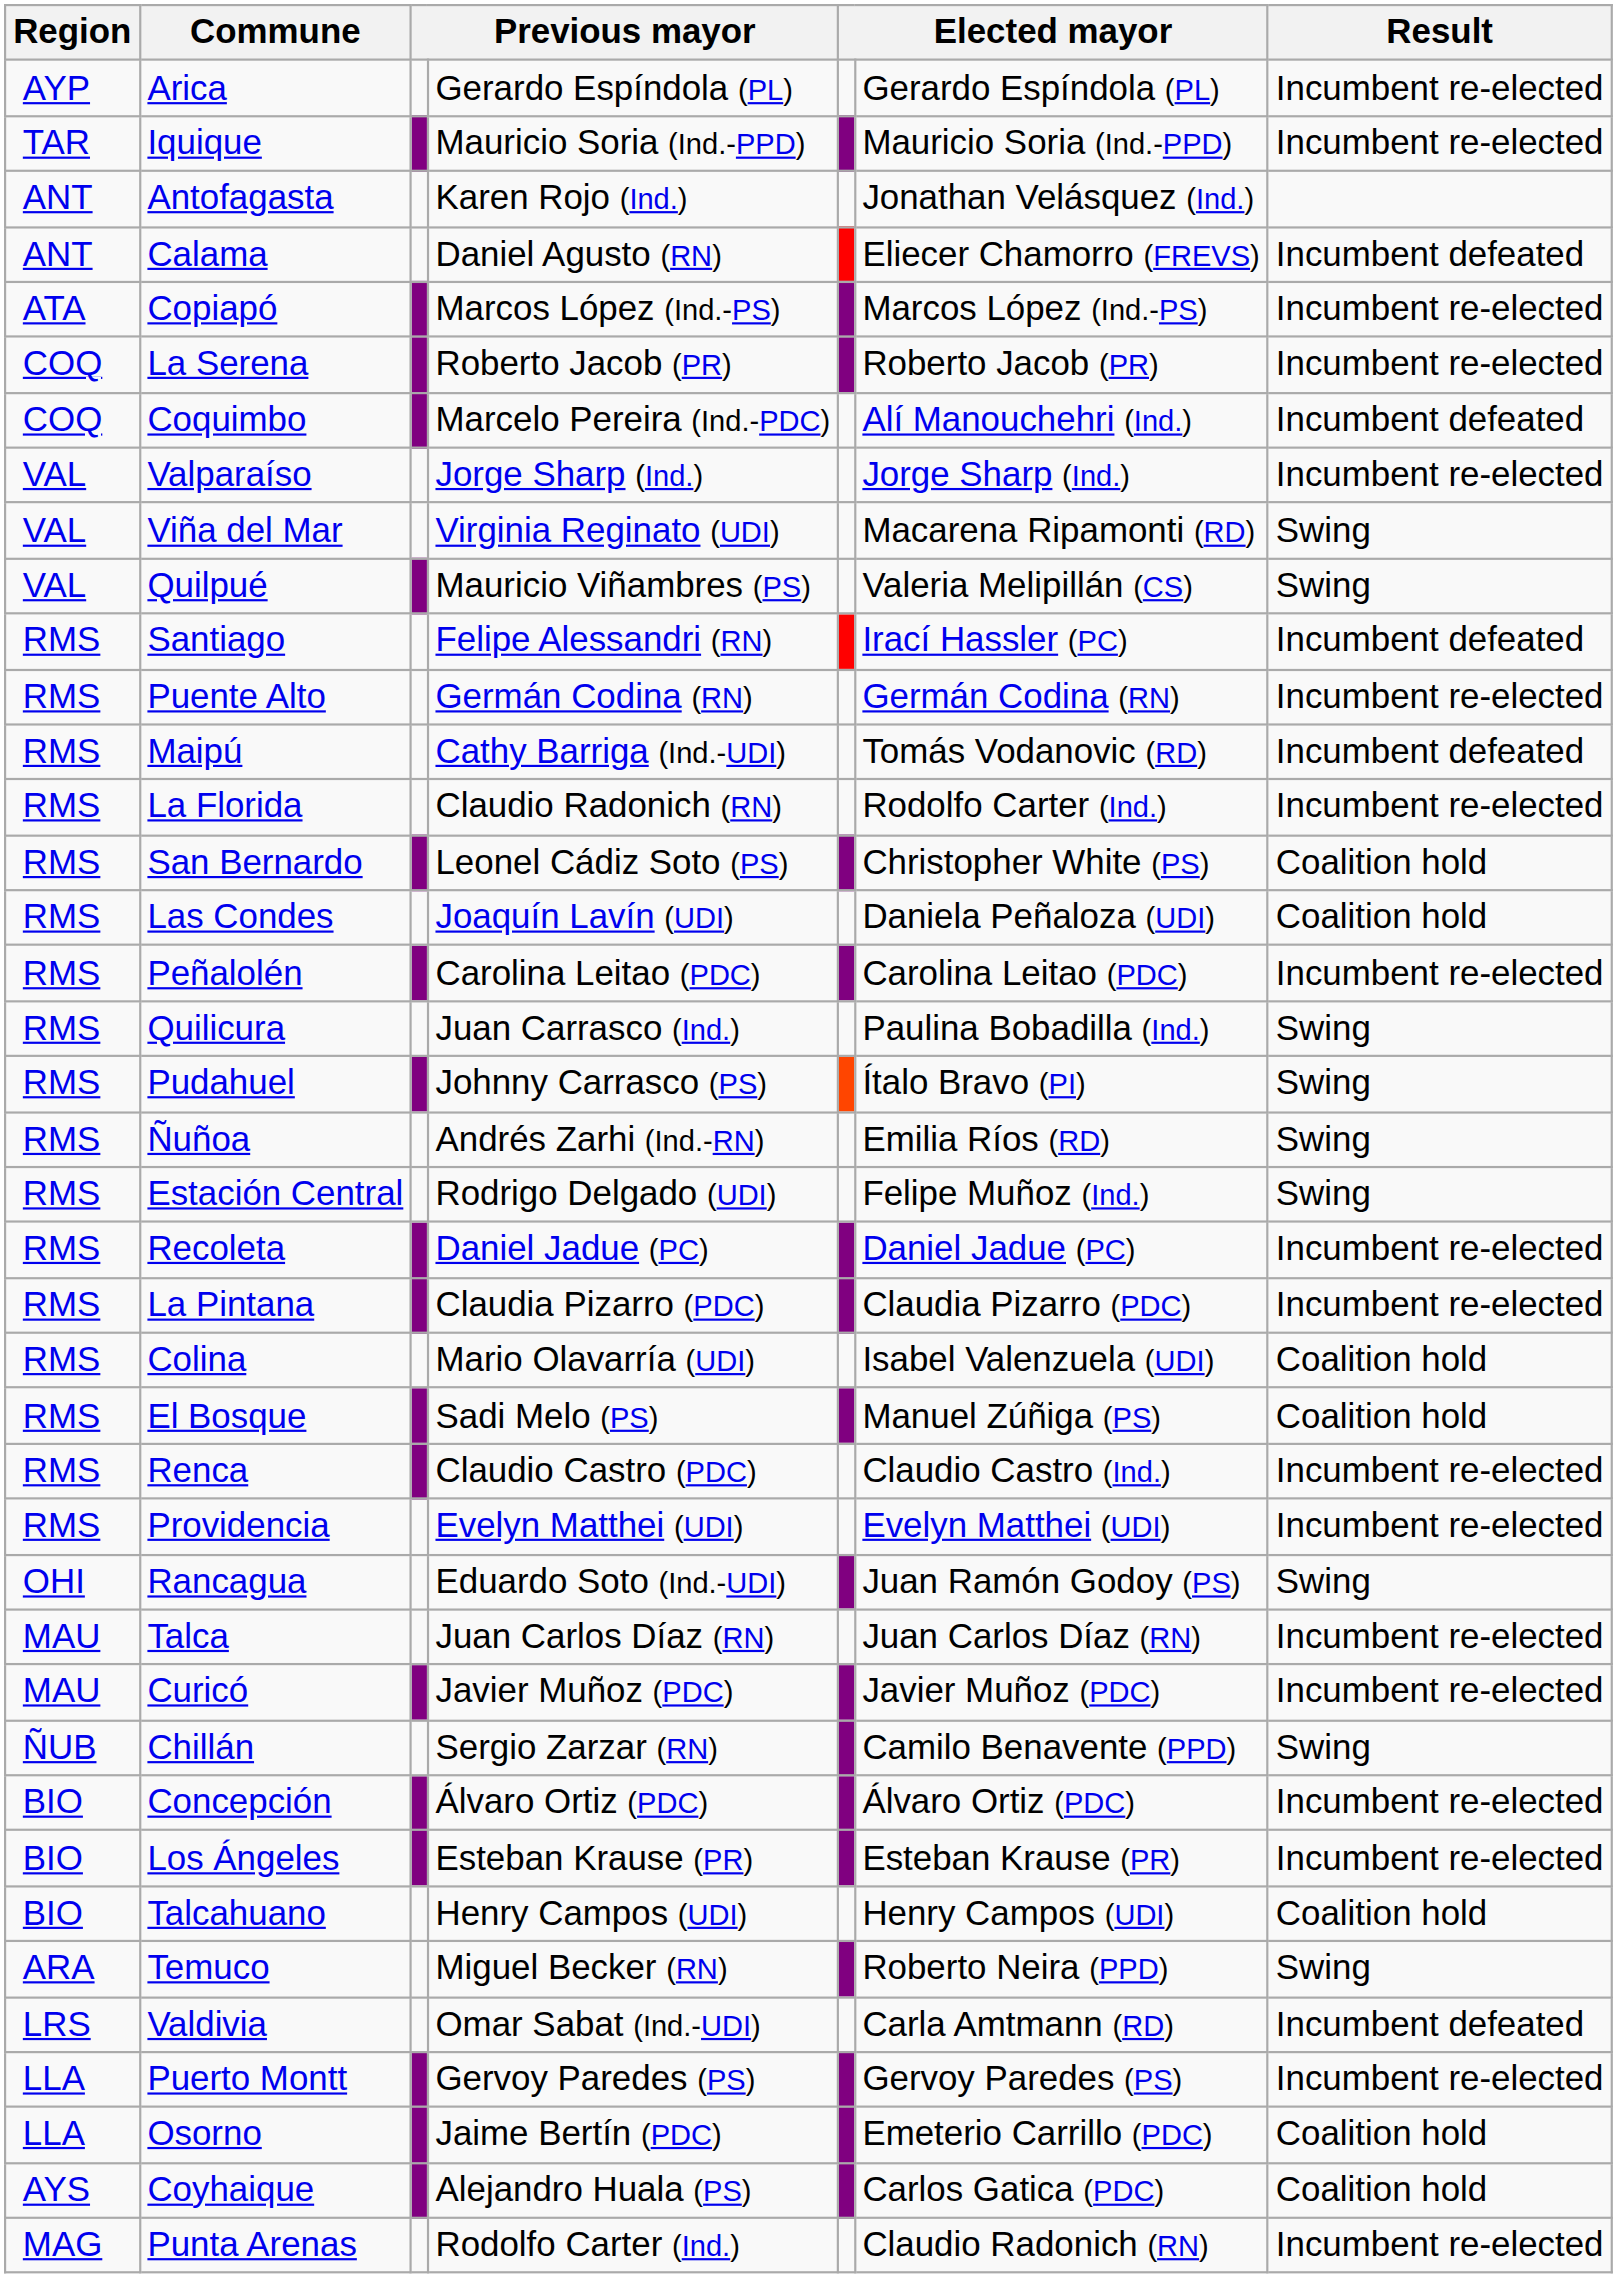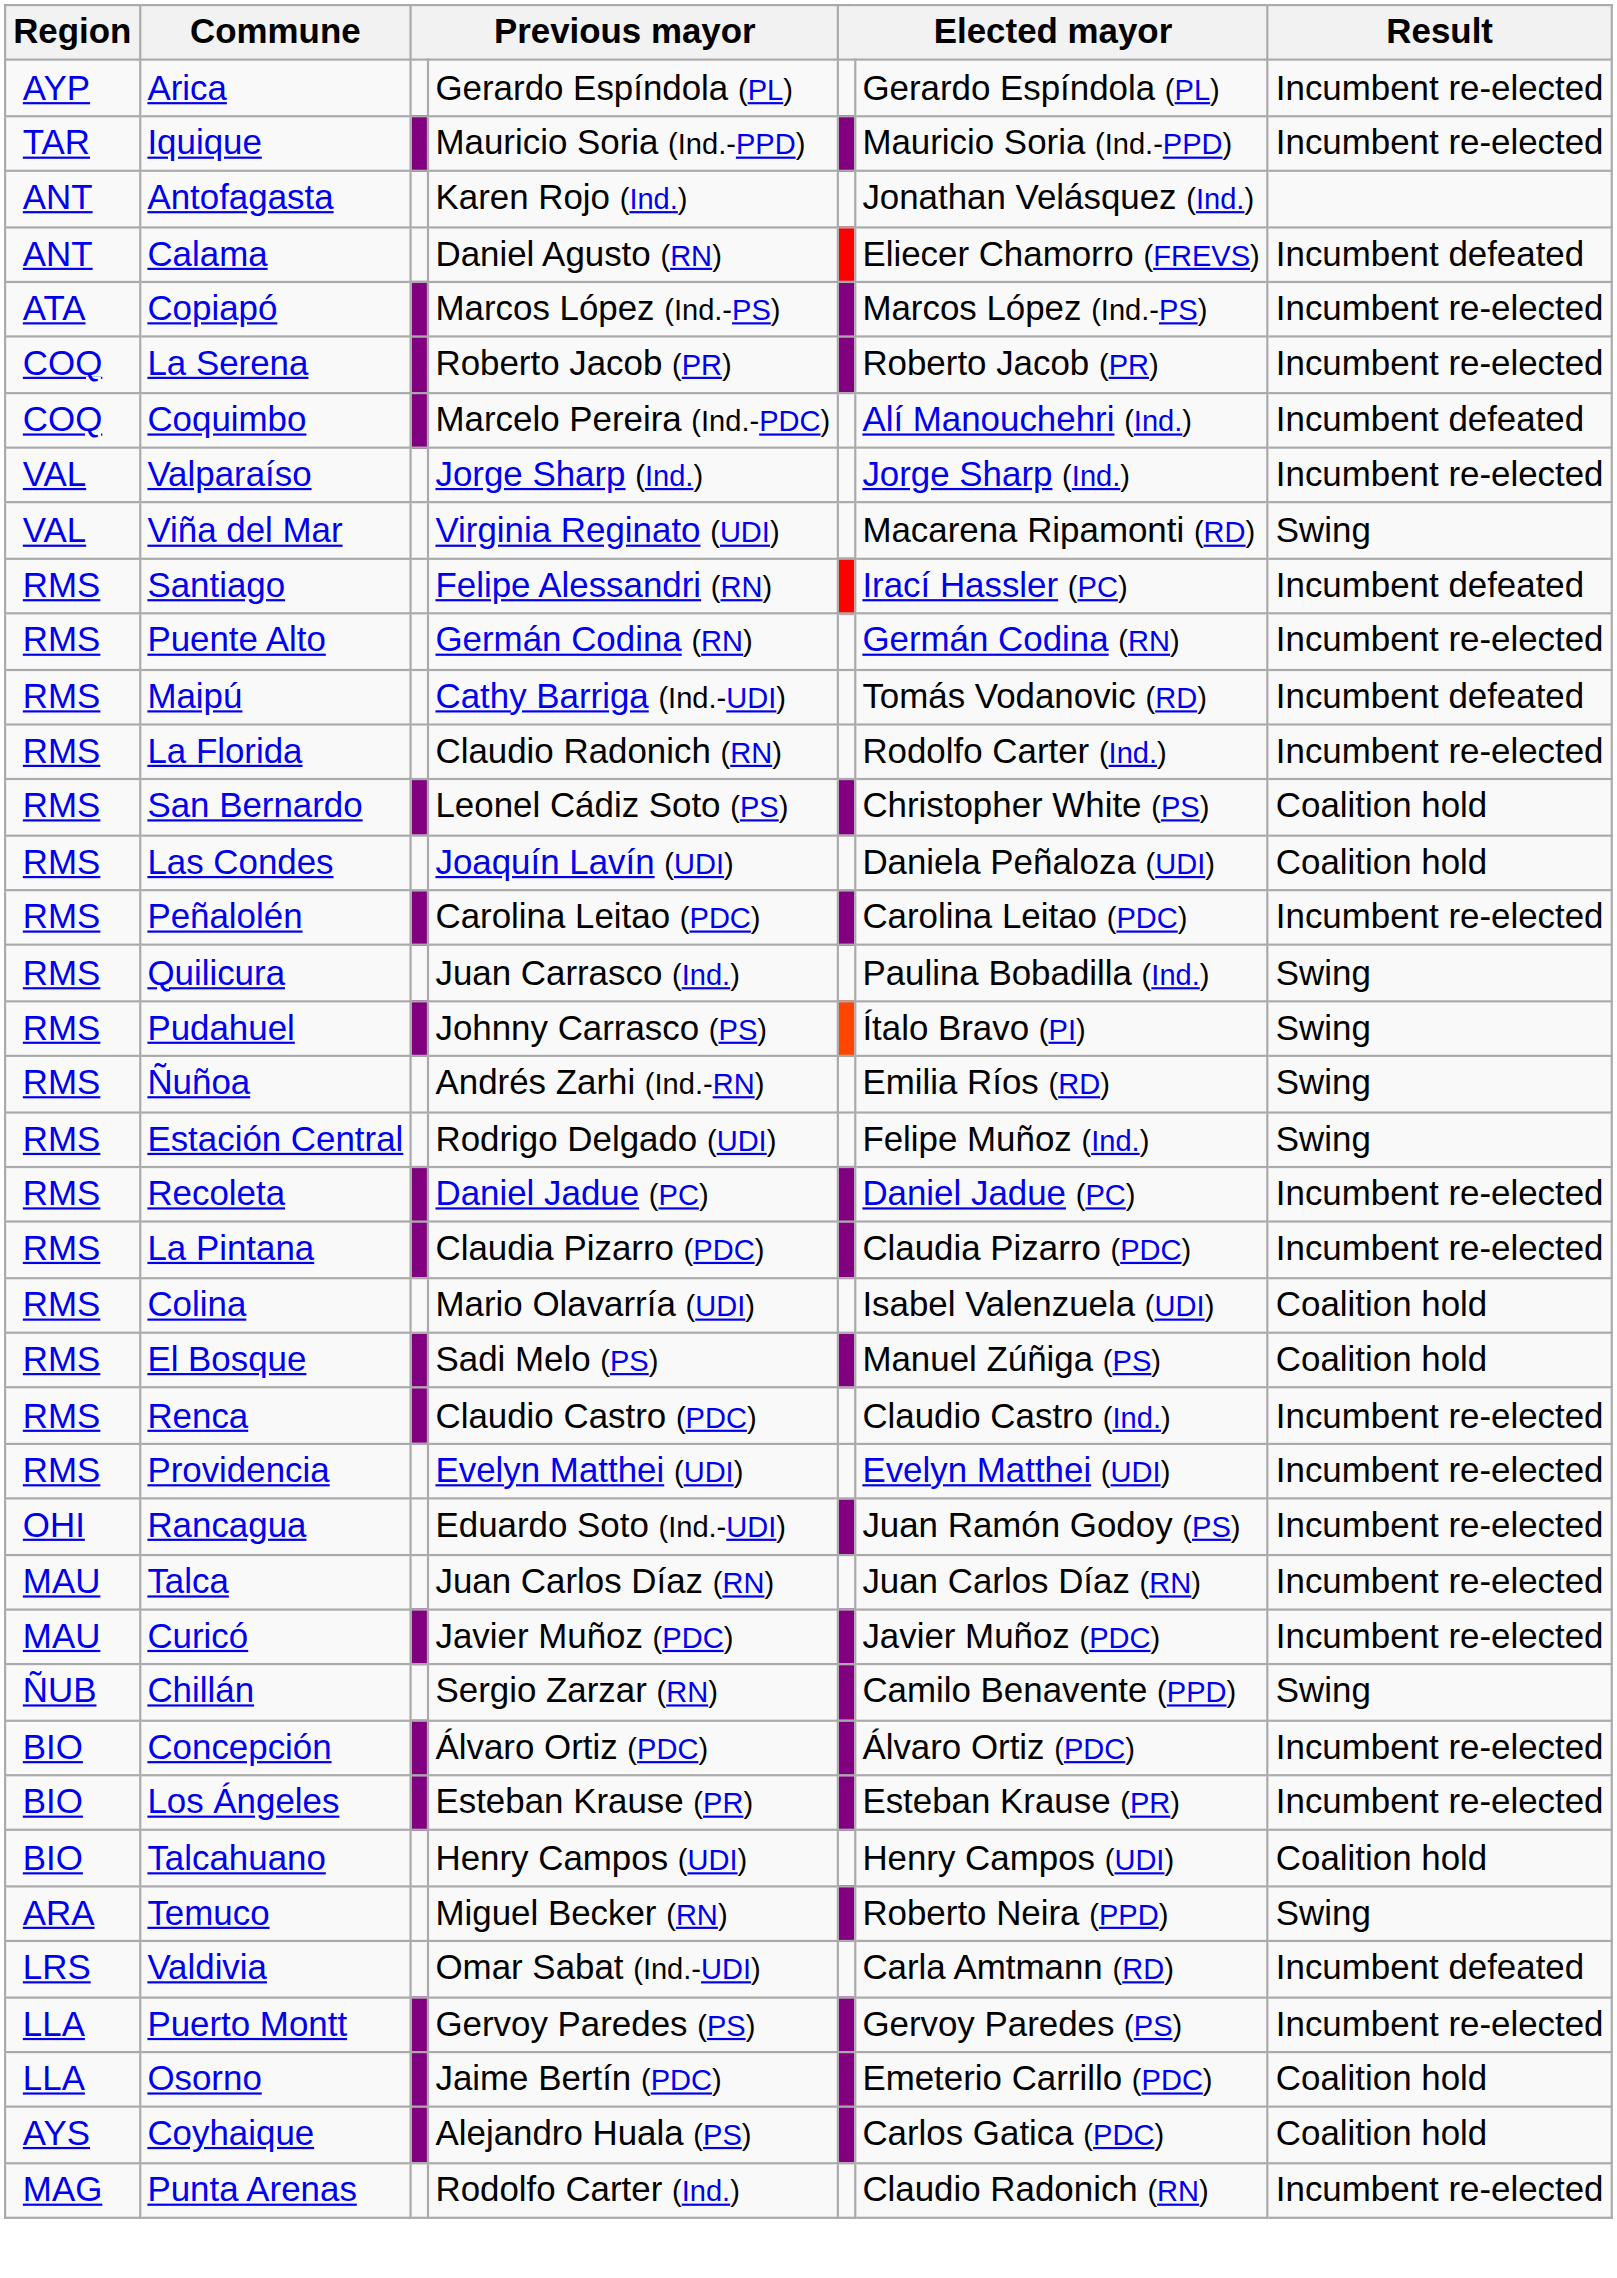- row: (208, 585)
(1323, 1581) Swing -> (1440, 1525) Incumbent re-elected
